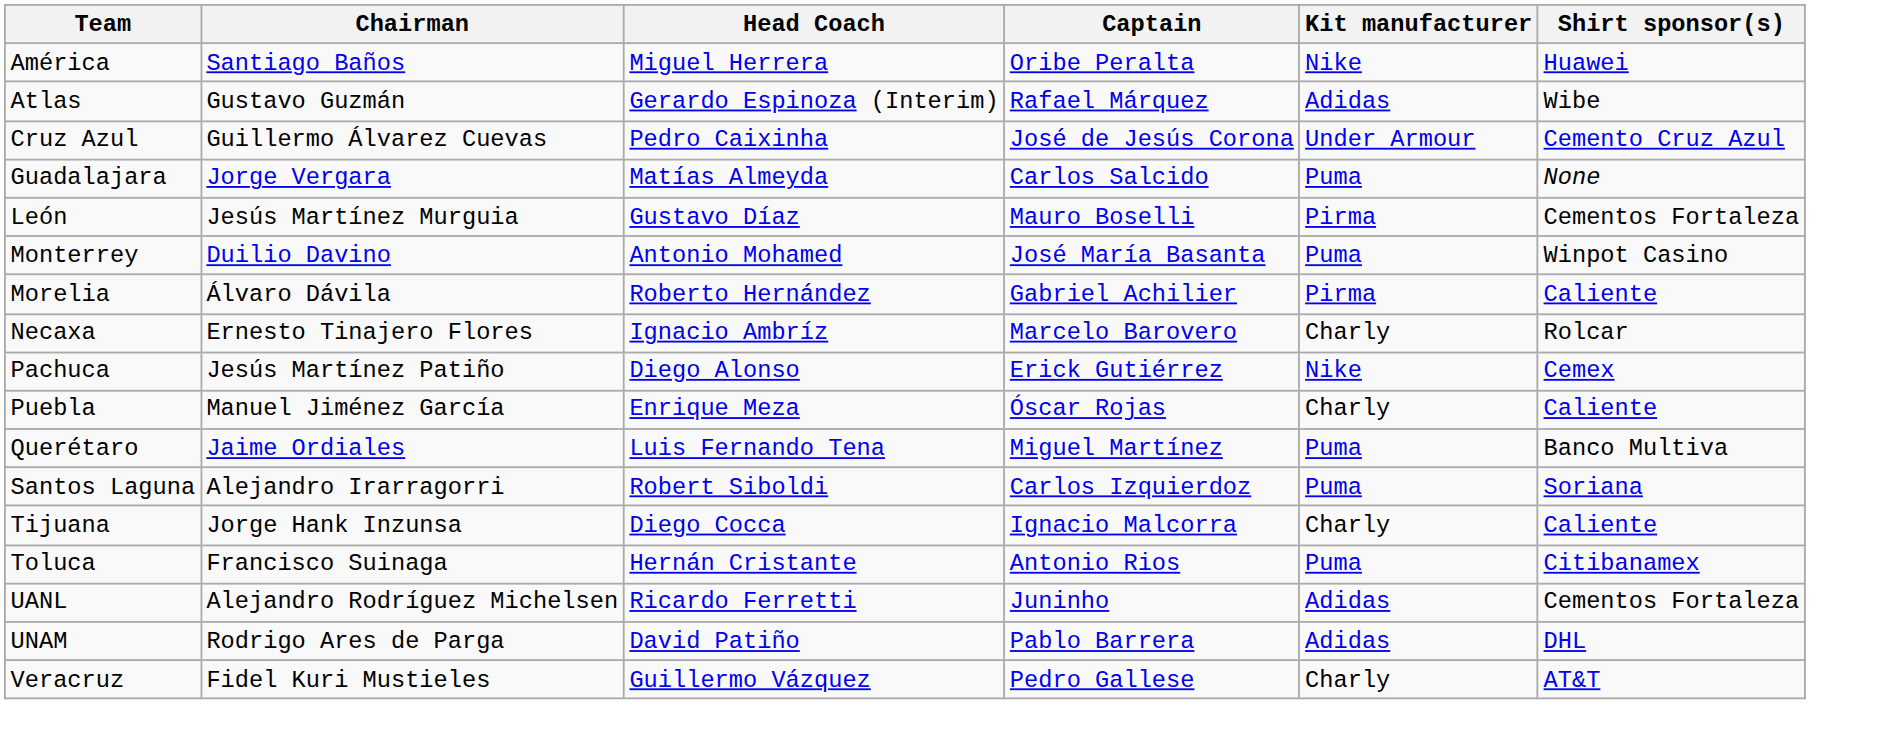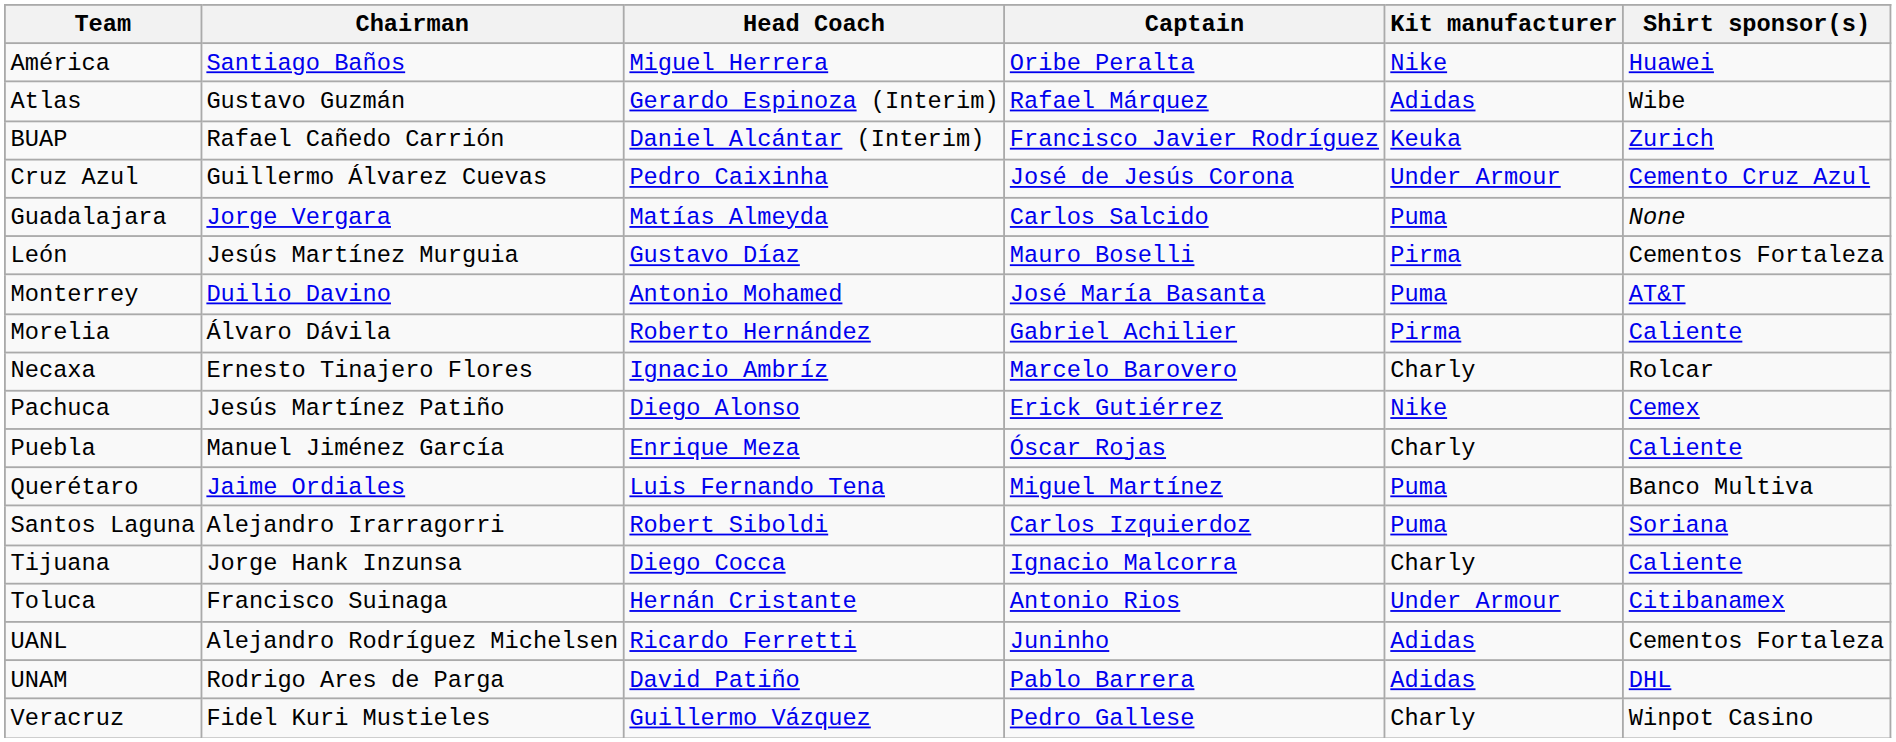+ row: (39, 140)
(1636, 256) Winpot Casino -> (1657, 294) AT&T
(1334, 564) Puma -> (1475, 603) Under Armour
(1572, 680) AT&T -> (1721, 718) Winpot Casino
